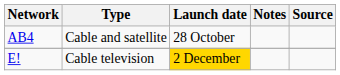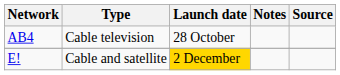(116, 37) Cable and satellite -> (110, 37) Cable television
(110, 59) Cable television -> (116, 59) Cable and satellite
